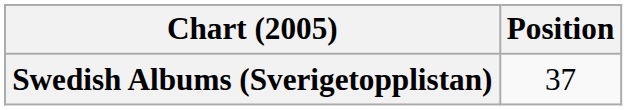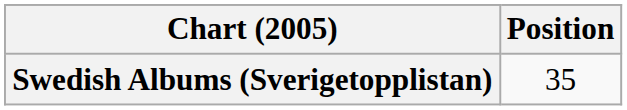(561, 78) 37 -> (561, 78) 35
